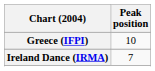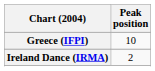(131, 57) 7 -> (131, 57) 2
